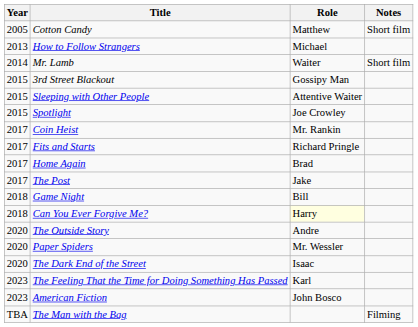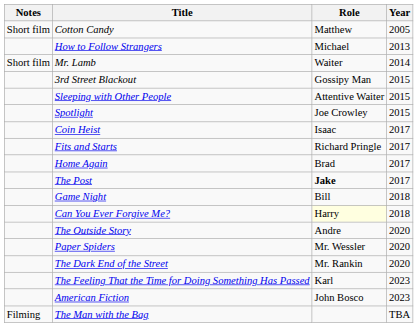columns swapped: (17, 12) <-> (389, 12)
(317, 130) Mr. Rankin -> (325, 130) Isaac
(302, 180) normal -> (325, 180) bold
(303, 264) Isaac -> (339, 264) Mr. Rankin
